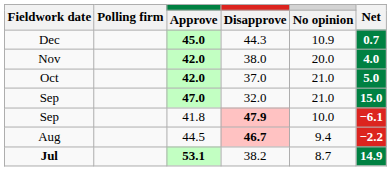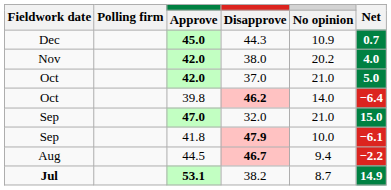(323, 58) 20.0 -> (323, 58) 20.2
+ row: (255, 97)
